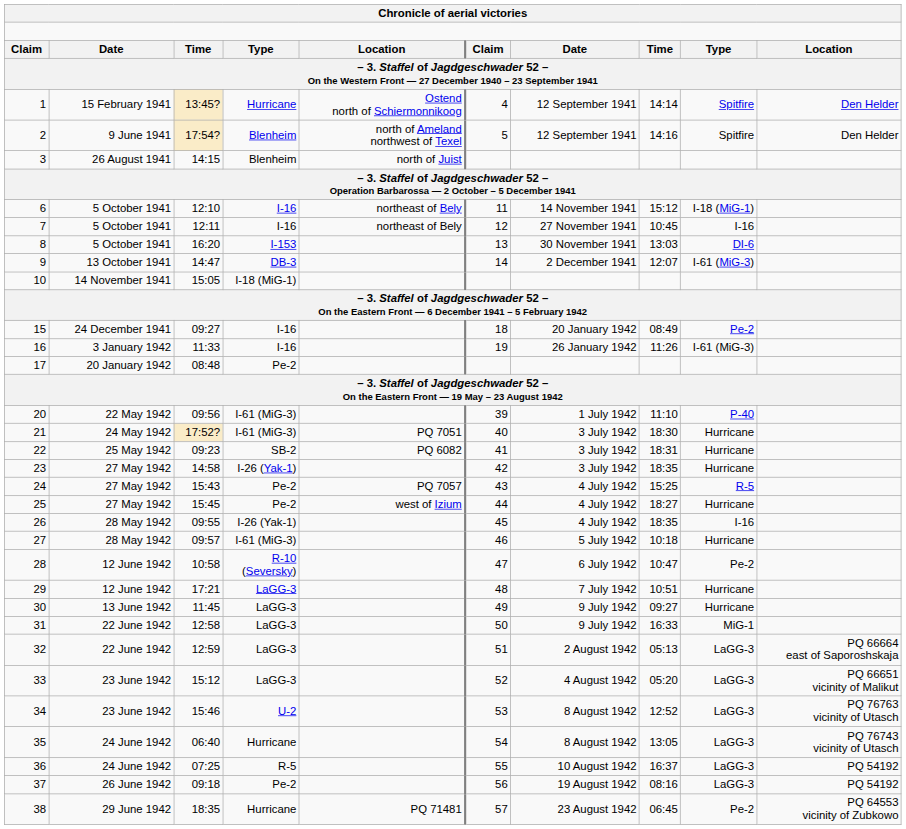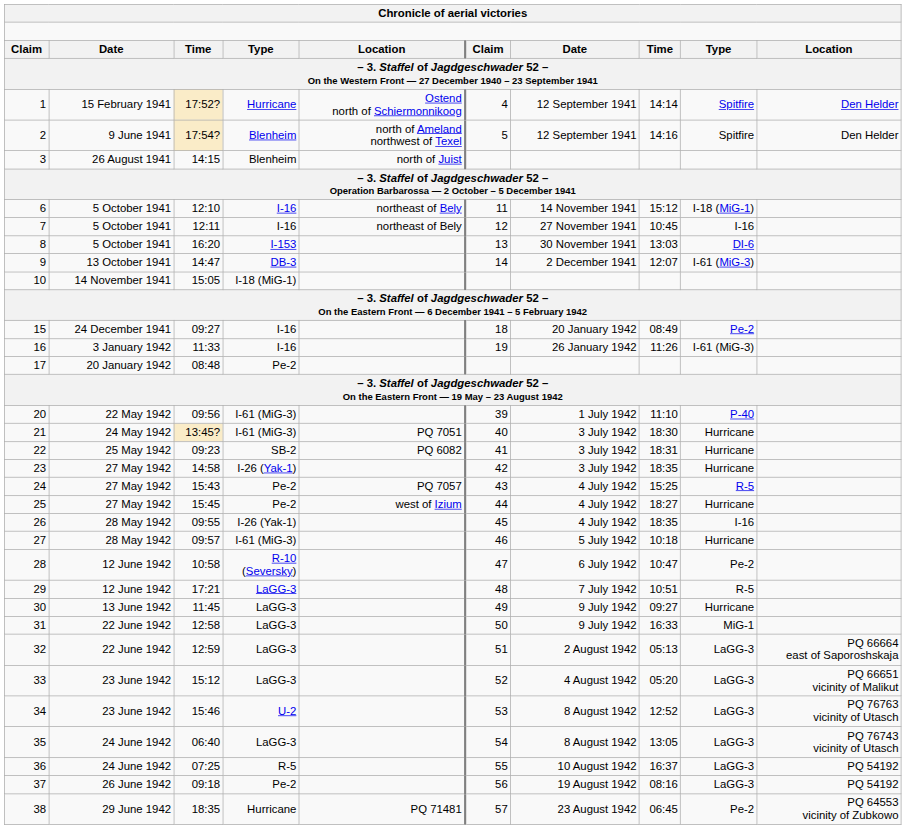(203, 104) 13:45? -> (203, 104) 17:52?
(203, 432) 17:52? -> (203, 432) 13:45?
(729, 589) Hurricane -> (745, 589) R-5
(272, 742) Hurricane -> (276, 742) LaGG-3
